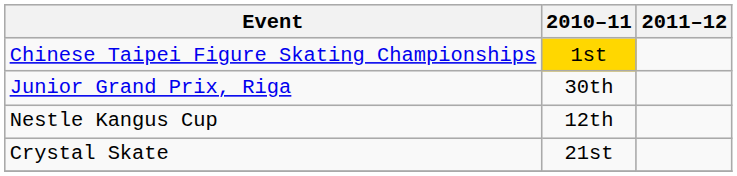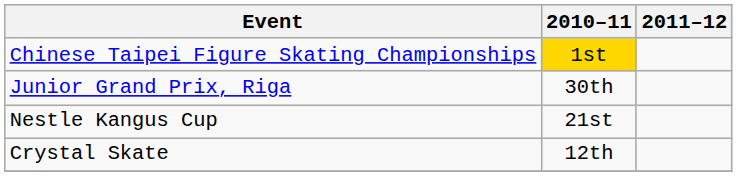(589, 121) 12th -> (589, 121) 21st
(589, 154) 21st -> (589, 154) 12th
